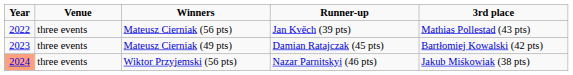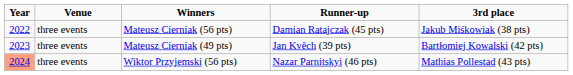(312, 29) Jan Kvěch (39 pts) -> (328, 29) Damian Ratajczak (45 pts)
(476, 29) Mathias Pollestad (43 pts) -> (475, 29) Jakub Miśkowiak (38 pts)
(328, 45) Damian Ratajczak (45 pts) -> (312, 45) Jan Kvěch (39 pts)
(475, 62) Jakub Miśkowiak (38 pts) -> (476, 62) Mathias Pollestad (43 pts)
